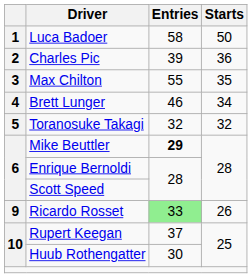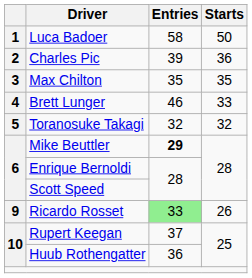(175, 80) 55 -> (175, 80) 35
(224, 102) 34 -> (224, 102) 33
(175, 255) 30 -> (175, 255) 36
